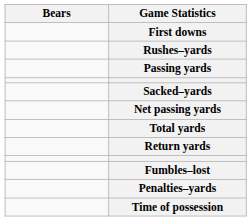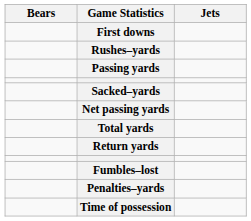+ column: (210, 13)
